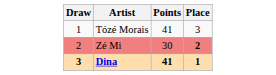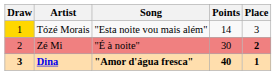+ column: (151, 12)
(78, 29) no background -> (20, 29) gold background
(167, 29) 41 -> (226, 29) 14
(167, 62) 41 -> (226, 62) 40
